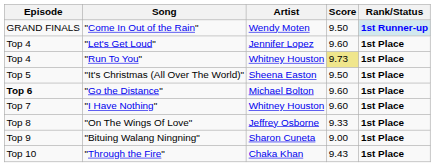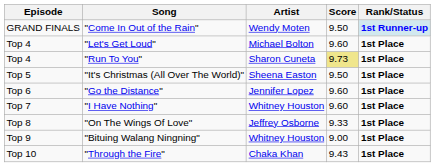(281, 43) Jennifer Lopez -> (281, 43) Michael Bolton
(286, 59) Whitney Houston -> (282, 59) Sharon Cuneta
(19, 91) bold -> (19, 91) normal
(281, 91) Michael Bolton -> (281, 91) Jennifer Lopez
(282, 138) Sharon Cuneta -> (286, 138) Whitney Houston
